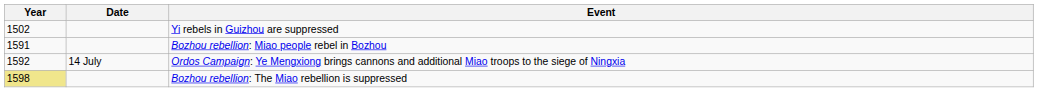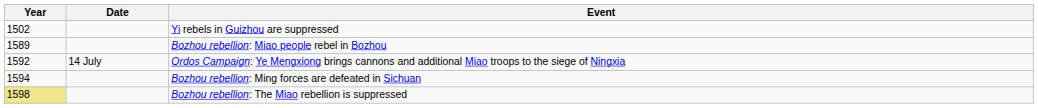(18, 45) 1591 -> (18, 45) 1589
+ row: (296, 78)
